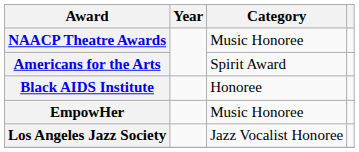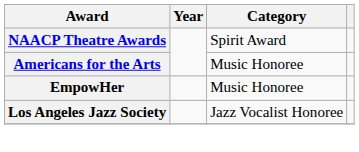(257, 40) Music Honoree -> (248, 40) Spirit Award
(248, 64) Spirit Award -> (257, 64) Music Honoree
- row: (87, 87)
